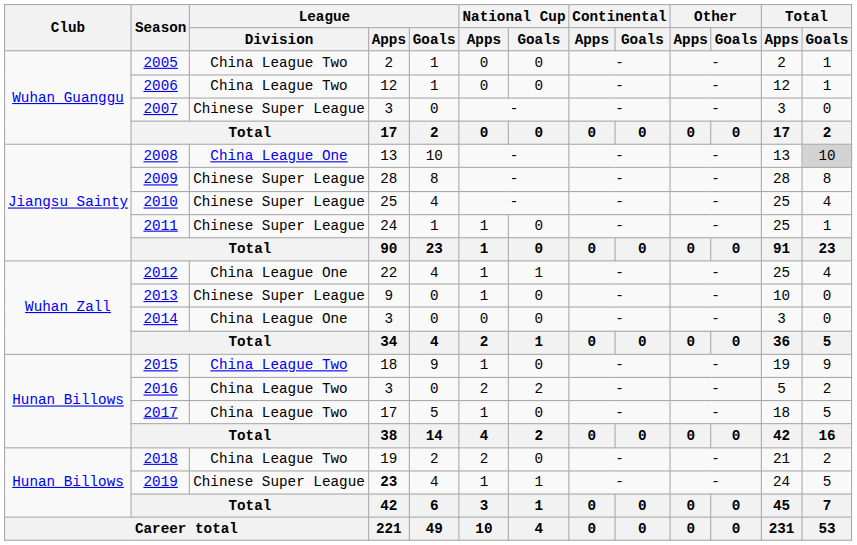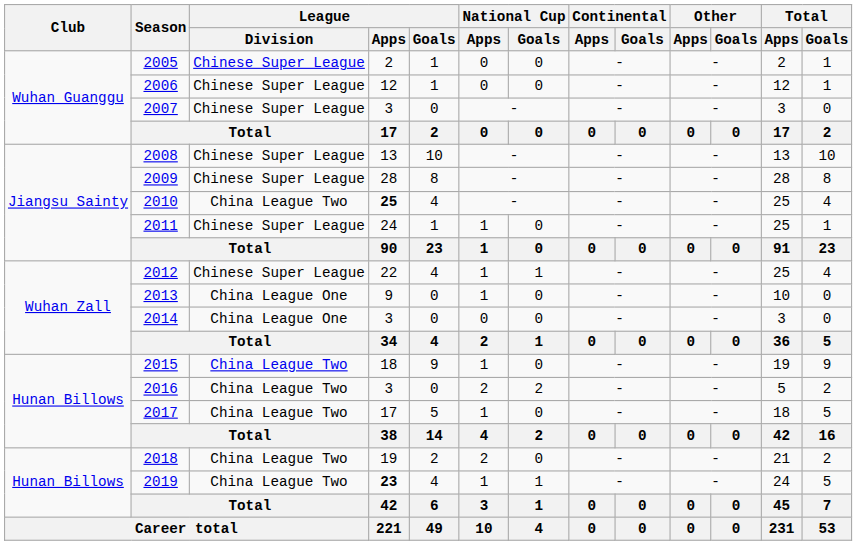(279, 63) China League Two -> (279, 63) Chinese Super League
(279, 86) China League Two -> (279, 86) Chinese Super League
(279, 156) China League One -> (279, 156) Chinese Super League
(827, 156) lightgrey background -> (827, 156) no background
(279, 203) Chinese Super League -> (279, 203) China League Two
(389, 203) normal -> (389, 203) bold
(279, 273) China League One -> (279, 273) Chinese Super League
(279, 296) Chinese Super League -> (279, 296) China League One
(279, 482) Chinese Super League -> (279, 482) China League Two
